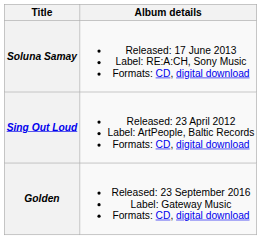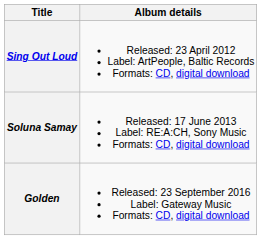rows swapped: (42, 127) <-> (42, 56)
